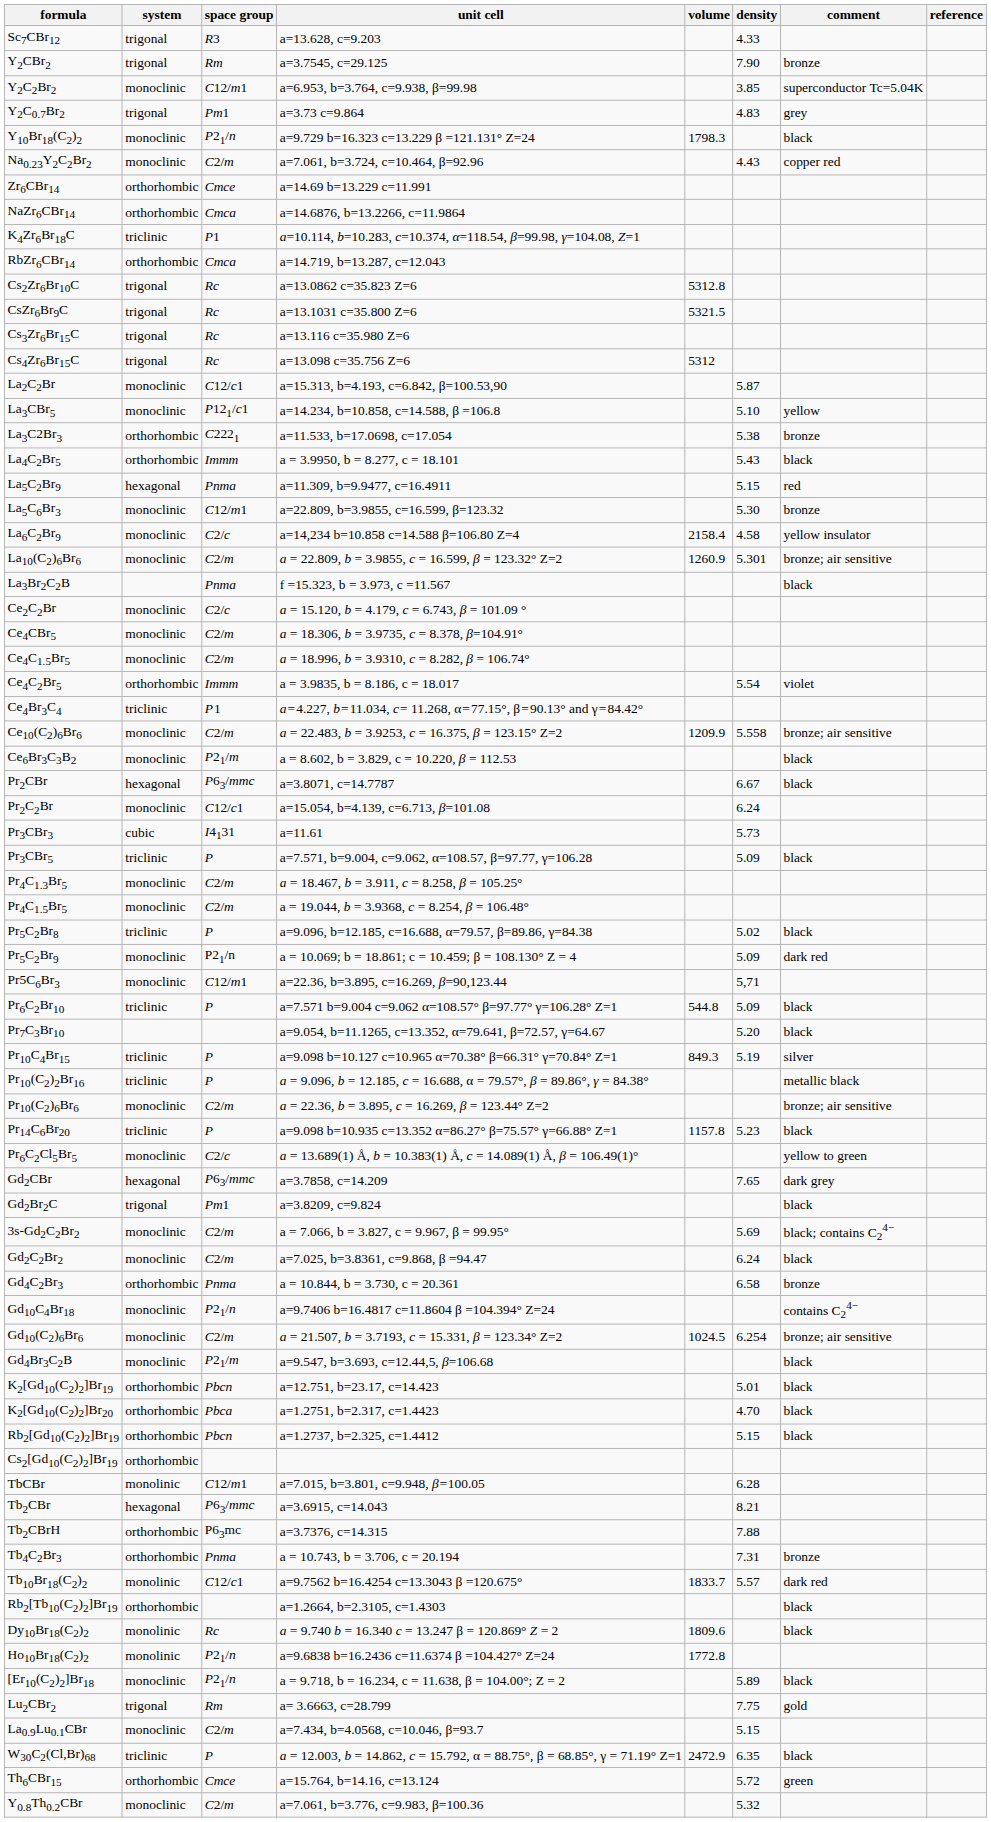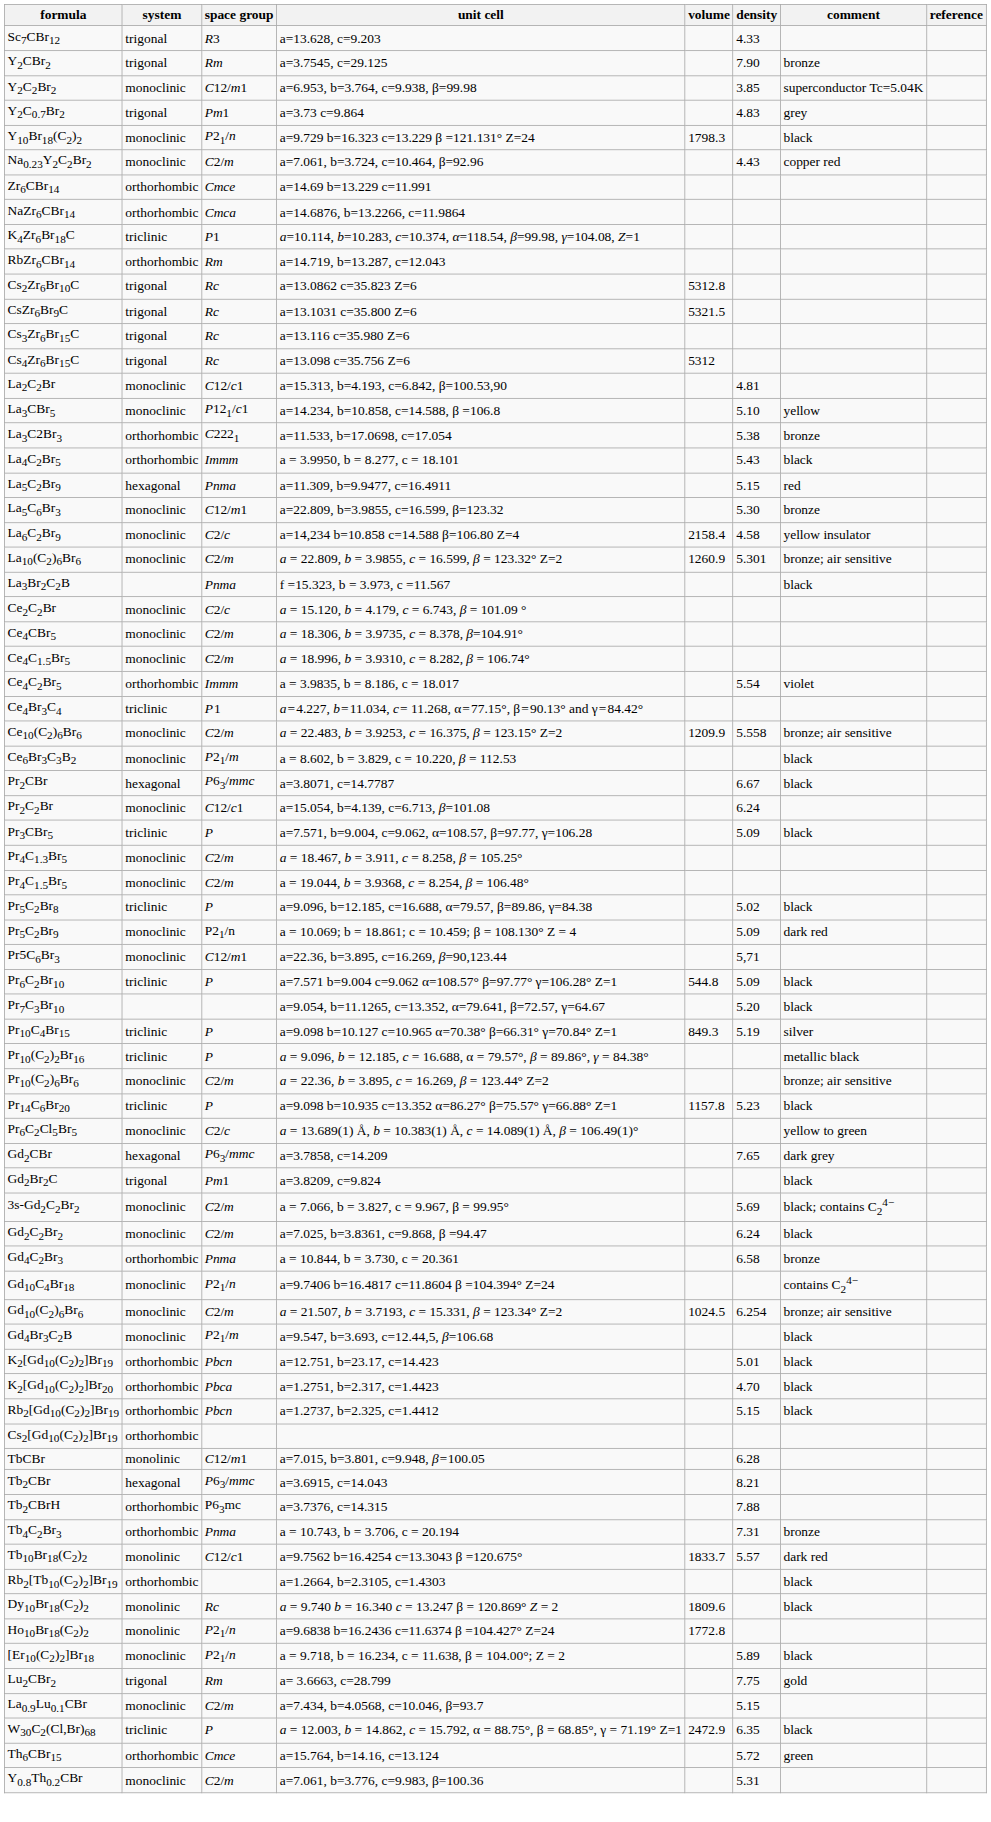(220, 261) Cmca -> (214, 261) Rm
(748, 385) 5.87 -> (748, 385) 4.81
- row: (30, 832)
(748, 1805) 5.32 -> (748, 1780) 5.31
